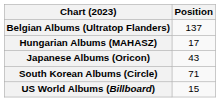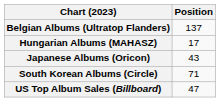+ row: (88, 89)
- row: (88, 89)
